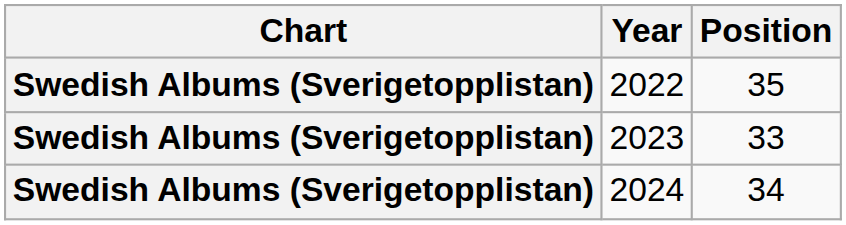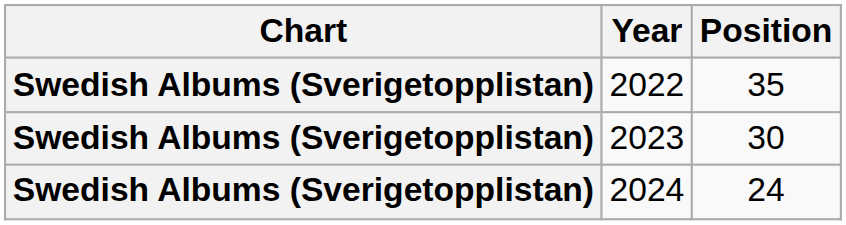(766, 137) 33 -> (766, 137) 30
(766, 191) 34 -> (766, 191) 24
